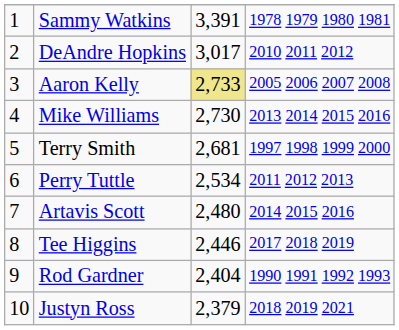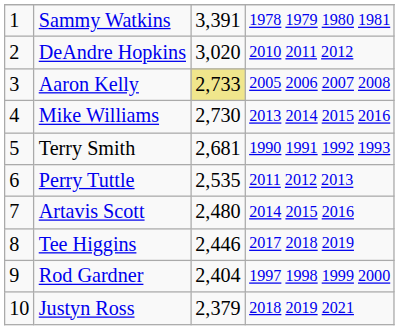(218, 52) 3,017 -> (218, 52) 3,020
(320, 148) 1997 1998 1999 2000 -> (320, 148) 1990 1991 1992 1993
(218, 180) 2,534 -> (218, 180) 2,535
(320, 276) 1990 1991 1992 1993 -> (320, 276) 1997 1998 1999 2000
